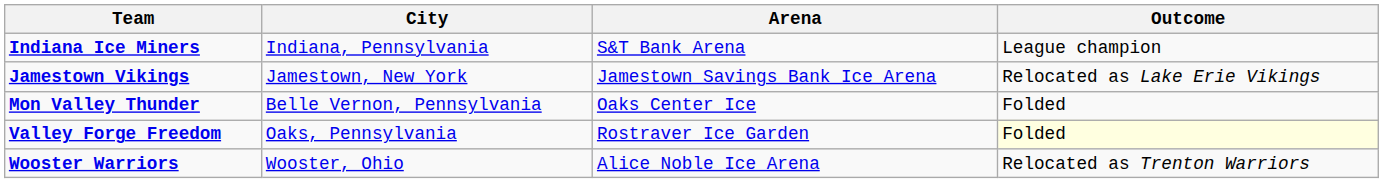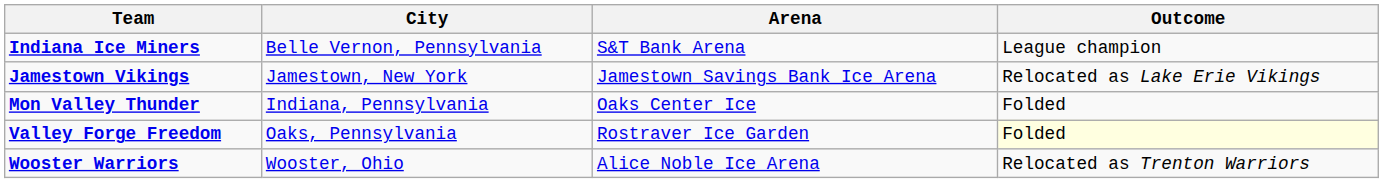(377, 48) Indiana, Pennsylvania -> (404, 48) Belle Vernon, Pennsylvania
(404, 106) Belle Vernon, Pennsylvania -> (377, 106) Indiana, Pennsylvania
